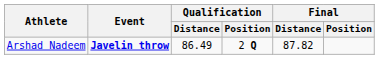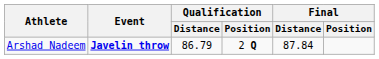(197, 45) 86.49 -> (197, 45) 86.79
(298, 45) 87.82 -> (298, 45) 87.84
